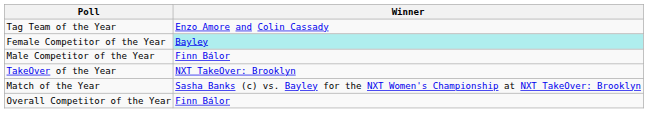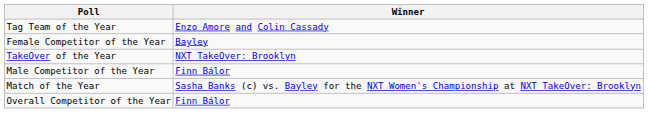(192, 41) paleturquoise background -> (192, 41) no background
rows swapped: (80, 56) <-> (61, 71)
